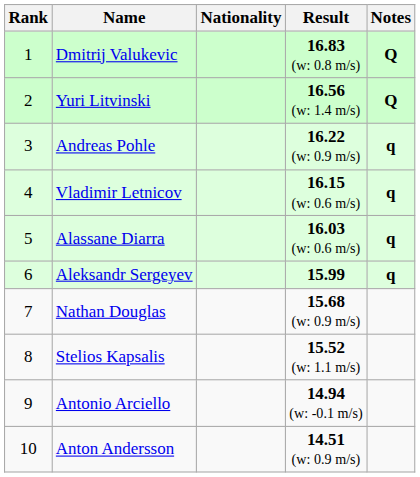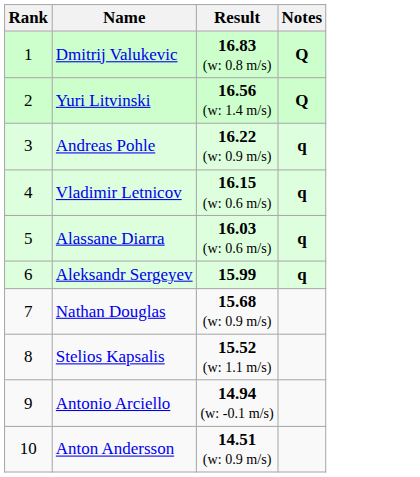- column: (241, 17)
